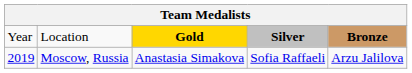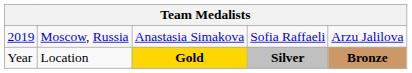rows swapped: (20, 36) <-> (21, 57)
